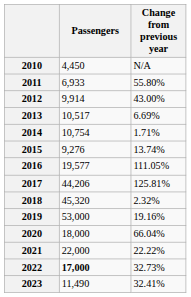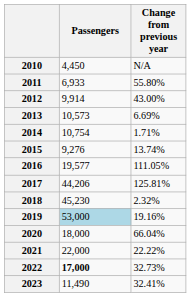(76, 116) 10,517 -> (76, 116) 10,573
(76, 200) 45,320 -> (76, 200) 45,230
(76, 217) no background -> (76, 217) lightblue background
